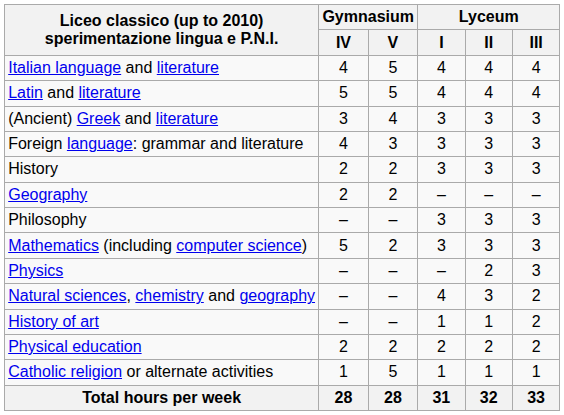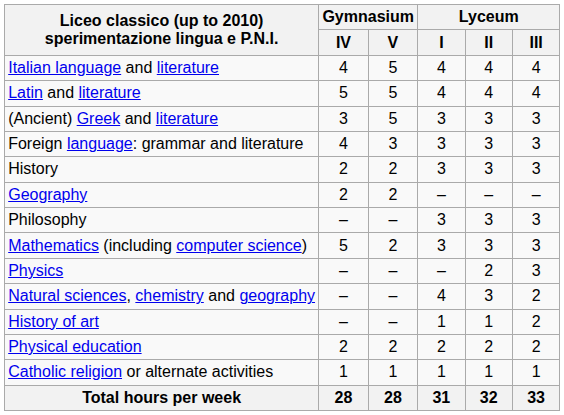(393, 118) 4 -> (393, 118) 5
(393, 372) 5 -> (393, 372) 1
